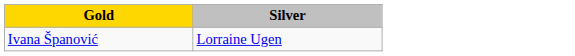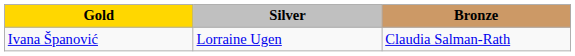+ column: (476, 16)
